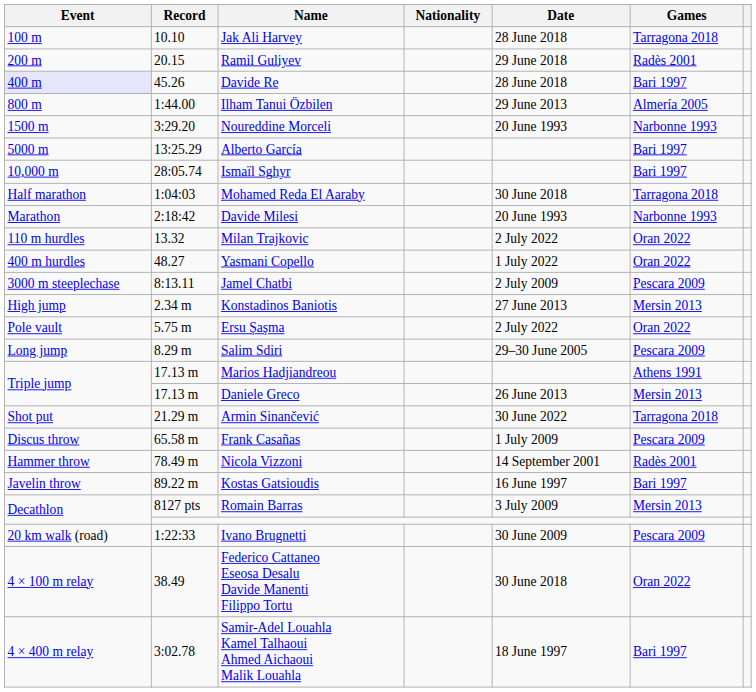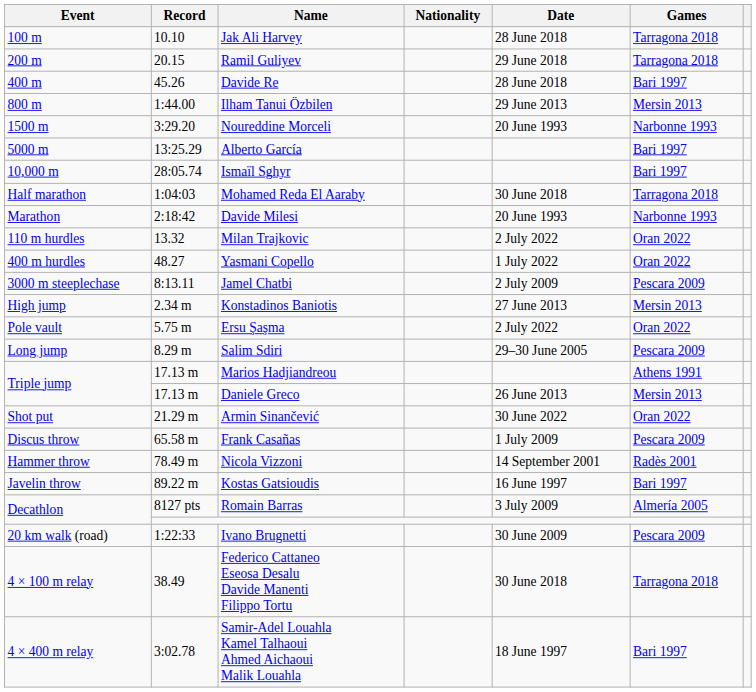(665, 60) Radès 2001 -> (676, 60) Tarragona 2018
(25, 82) lavender background -> (25, 82) no background
(670, 105) Almería 2005 -> (667, 105) Mersin 2013
(676, 417) Tarragona 2018 -> (662, 417) Oran 2022
(667, 506) Mersin 2013 -> (670, 506) Almería 2005
(662, 581) Oran 2022 -> (676, 581) Tarragona 2018
